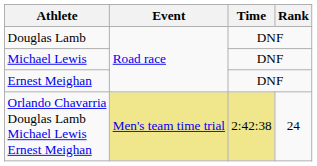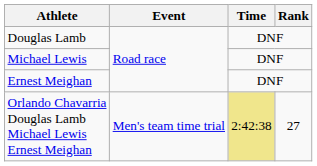(169, 126) khaki background -> (169, 126) no background
(293, 126) 24 -> (293, 126) 27
